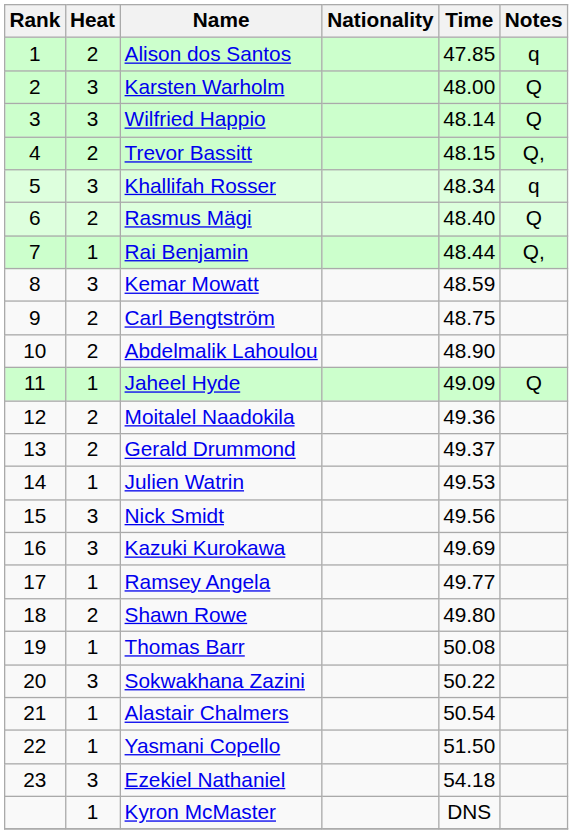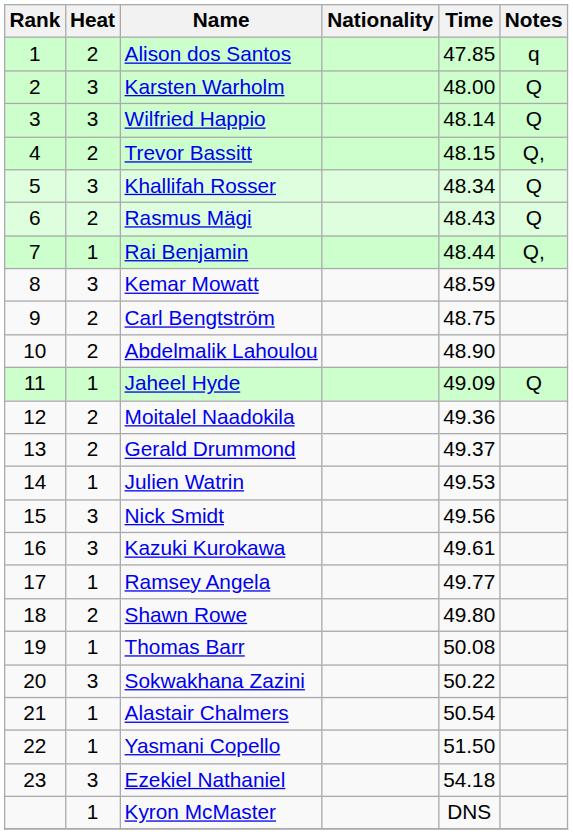(534, 185) q -> (534, 185) Q
(469, 218) 48.40 -> (469, 218) 48.43
(469, 548) 49.69 -> (469, 548) 49.61
